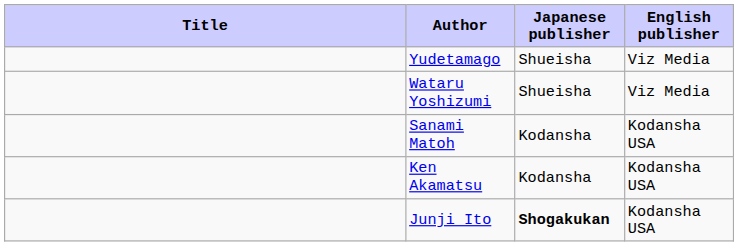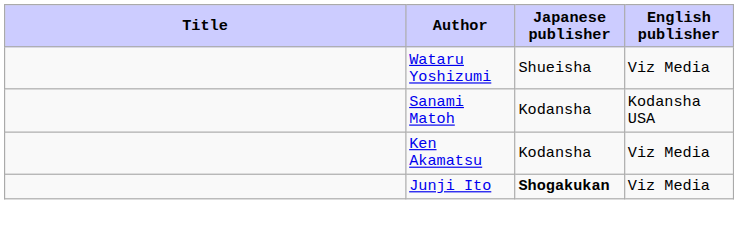- row: (455, 59)
(664, 178) Kodansha USA -> (669, 153) Viz Media
(664, 220) Kodansha USA -> (669, 186) Viz Media
